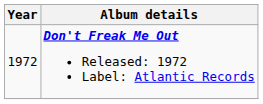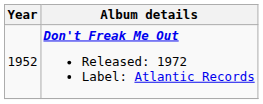(22, 62) 1972 -> (22, 62) 1952
